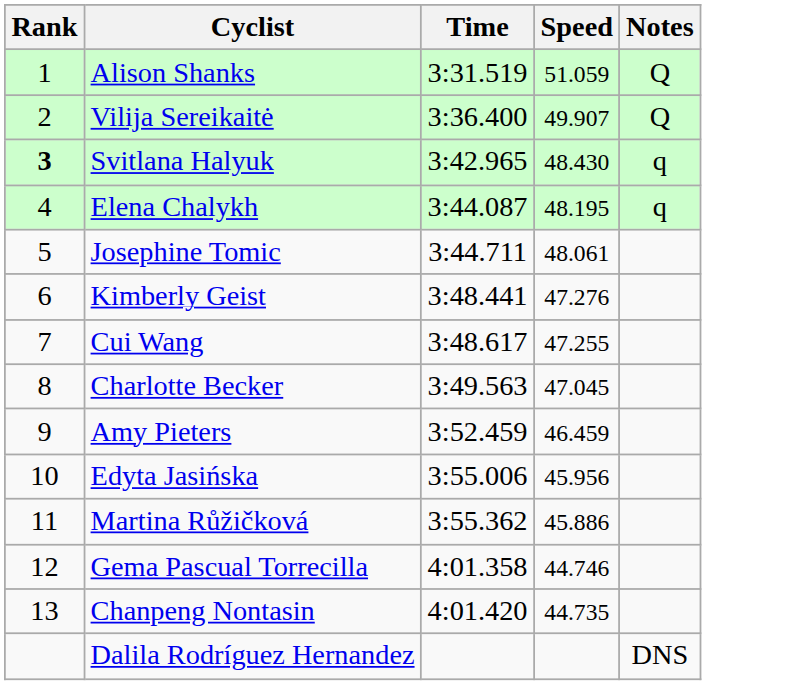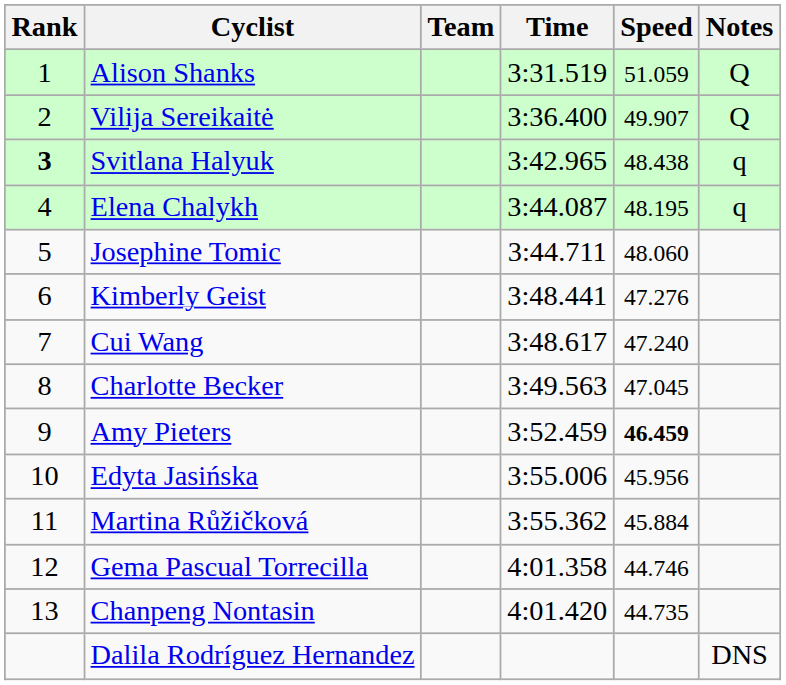+ column: (461, 26)
(577, 163) 48.430 -> (656, 163) 48.438
(577, 253) 48.061 -> (656, 253) 48.060
(577, 343) 47.255 -> (656, 343) 47.240
(577, 432) normal -> (656, 431) bold
(577, 522) 45.886 -> (656, 522) 45.884
